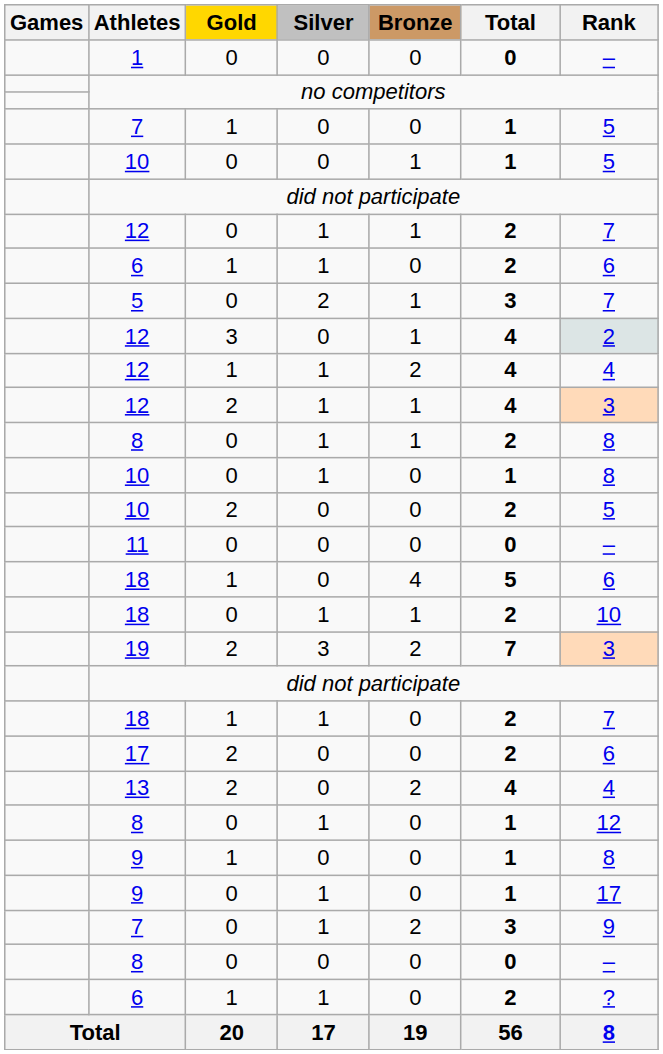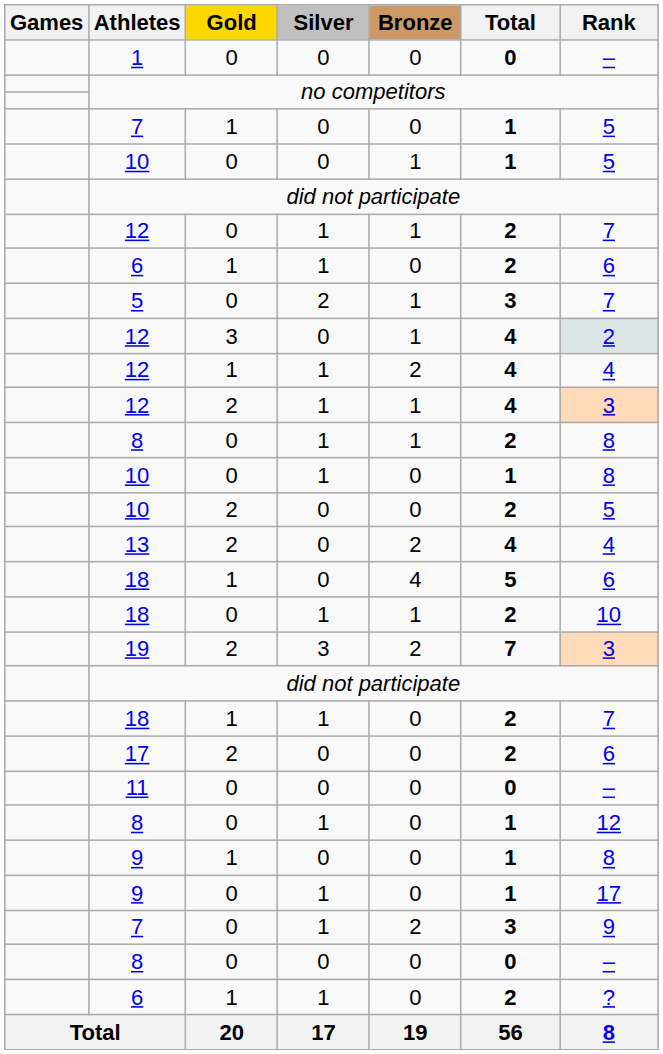rows swapped: (137, 788) <-> (137, 545)
